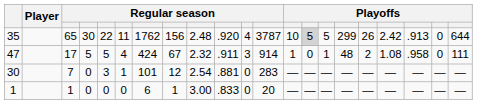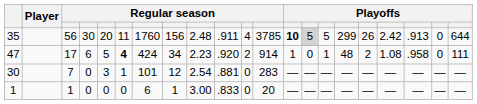(71, 36) 65 -> (71, 36) 56
(106, 36) 22 -> (106, 36) 20
(147, 36) 1762 -> (147, 36) 1760
(228, 36) .920 -> (228, 36) .911
(268, 36) 3787 -> (268, 36) 3785
(293, 36) normal -> (293, 36) bold
(88, 54) 5 -> (88, 54) 6
(124, 54) normal -> (124, 54) bold
(175, 54) 67 -> (175, 54) 34
(201, 54) 2.32 -> (201, 54) 2.23
(228, 54) .911 -> (228, 54) .920
(247, 54) 3 -> (247, 54) 2
